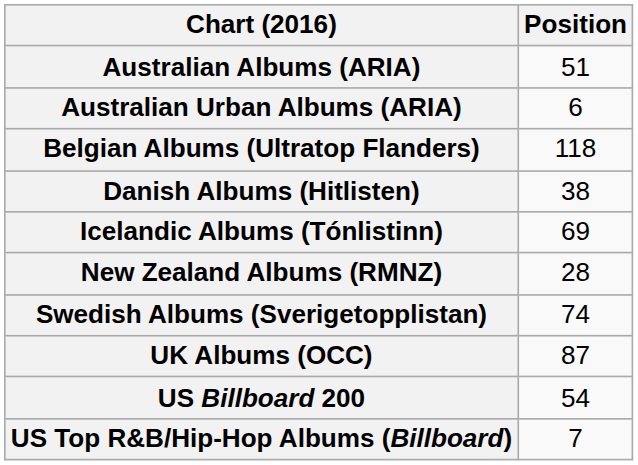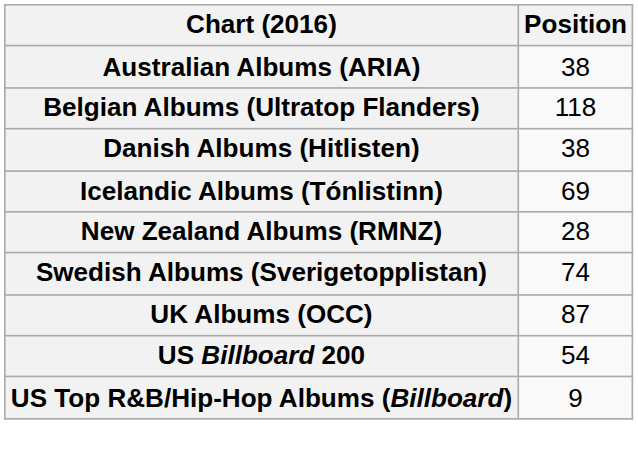(576, 66) 51 -> (576, 66) 38
- row: (261, 107)
(576, 438) 7 -> (576, 397) 9
